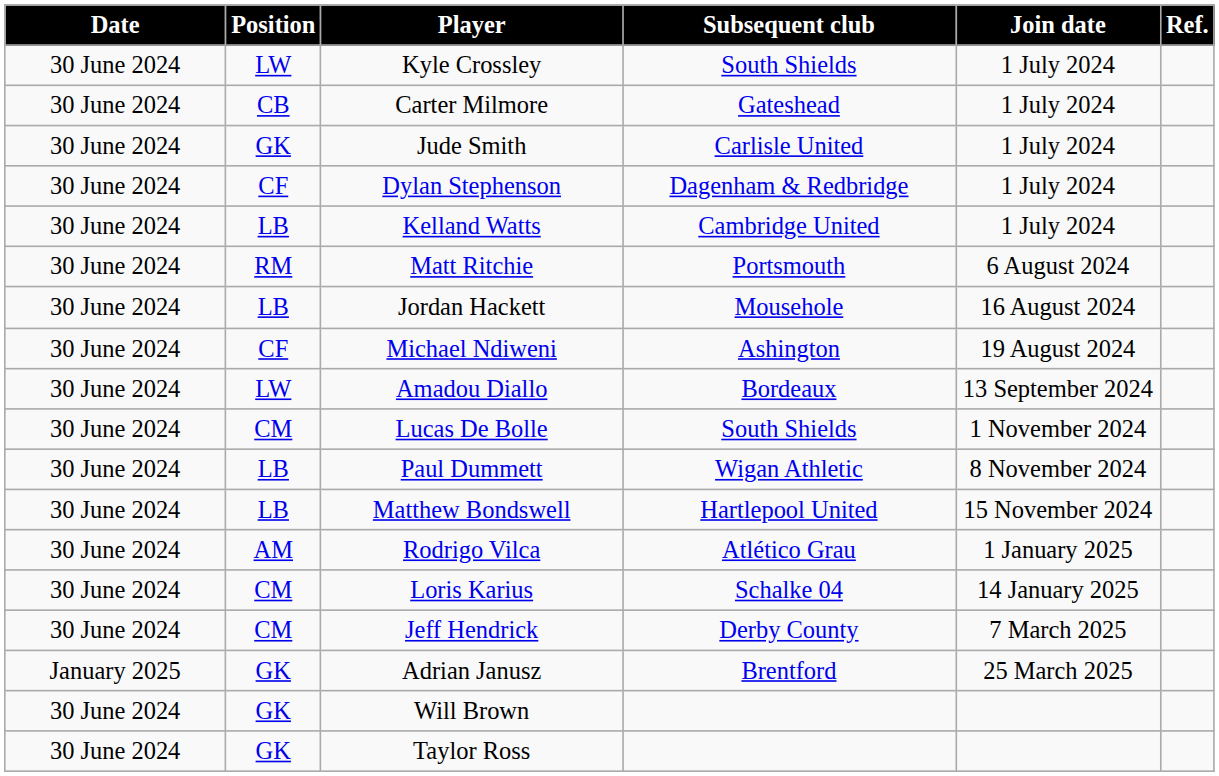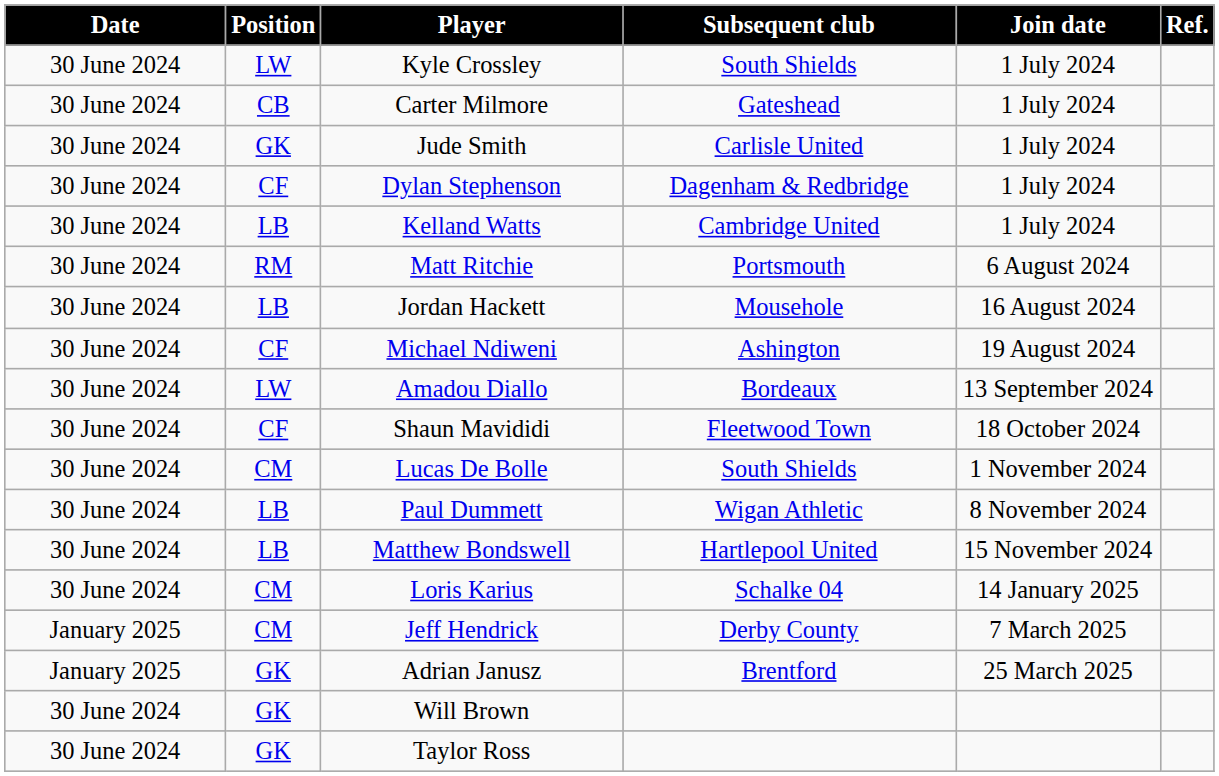+ row: (472, 428)
- row: (472, 549)
(115, 630) 30 June 2024 -> (115, 630) January 2025
